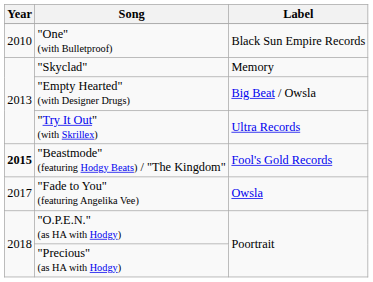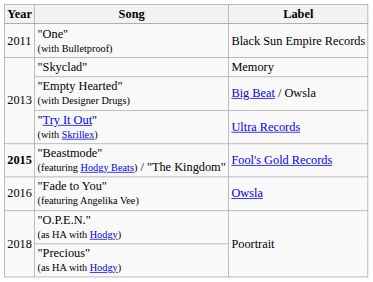(20, 40) 2010 -> (19, 40) 2011
(20, 193) 2017 -> (20, 193) 2016
